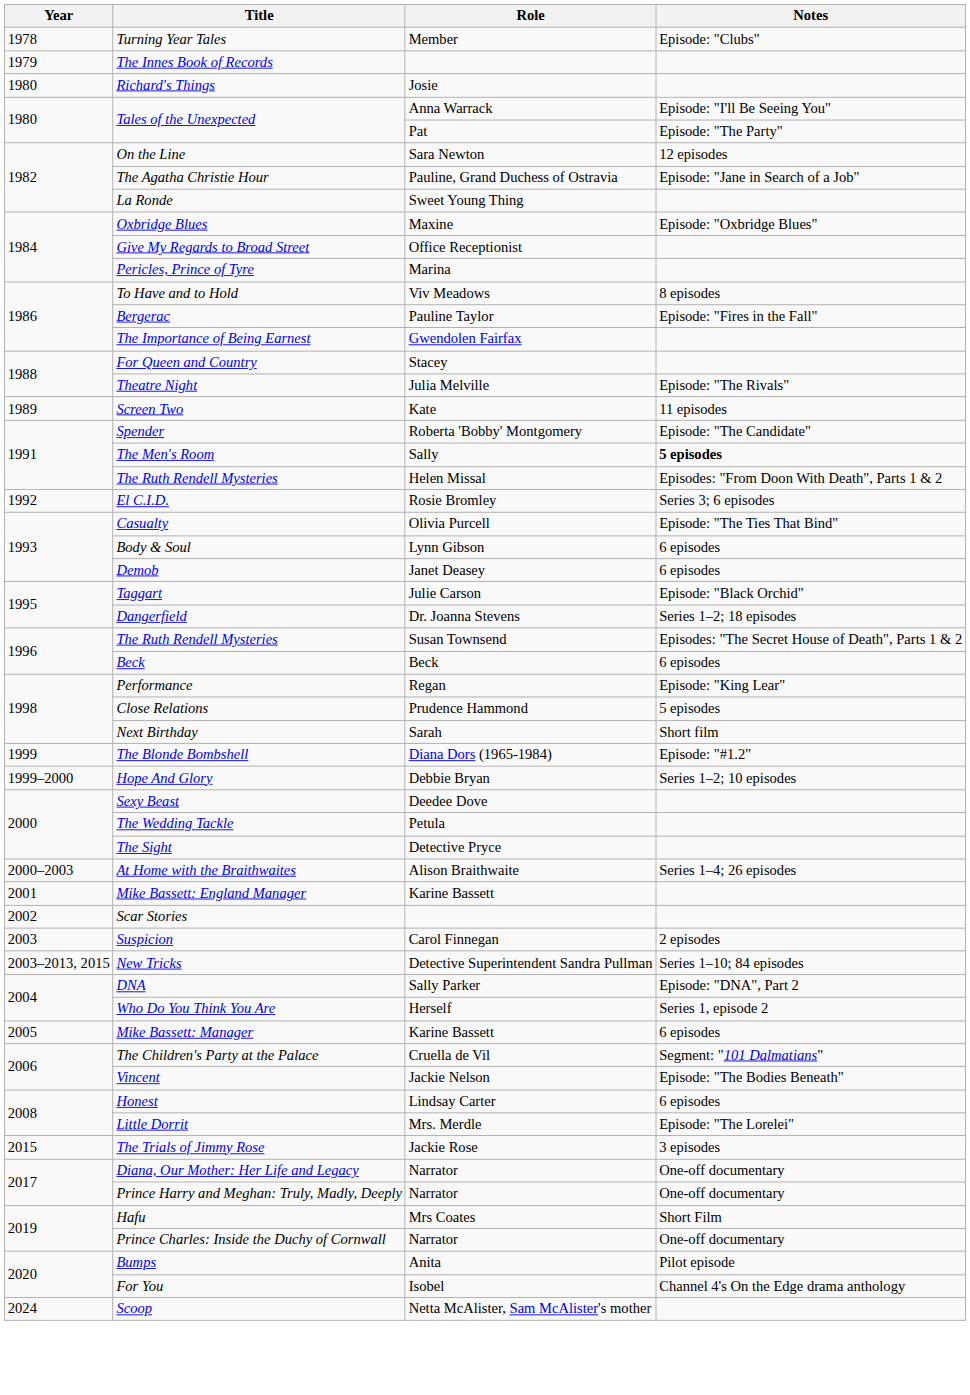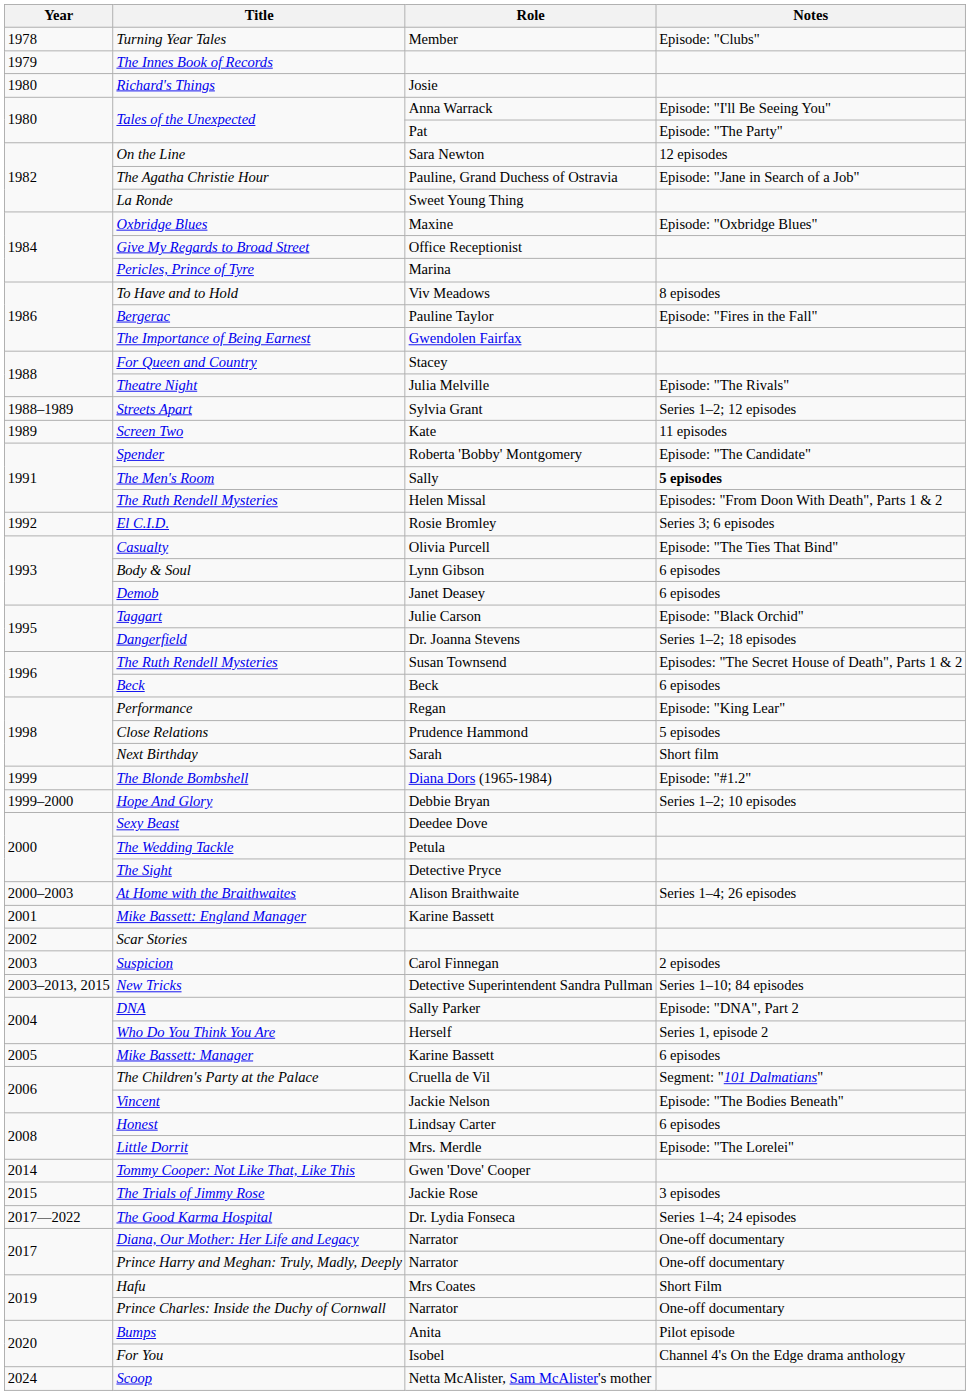+ row: (154, 408)
+ row: (236, 1170)
+ row: (194, 1216)
